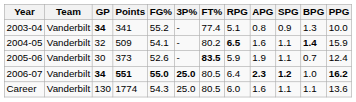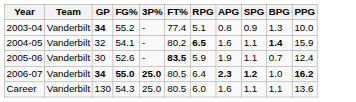- column: (130, 12)
